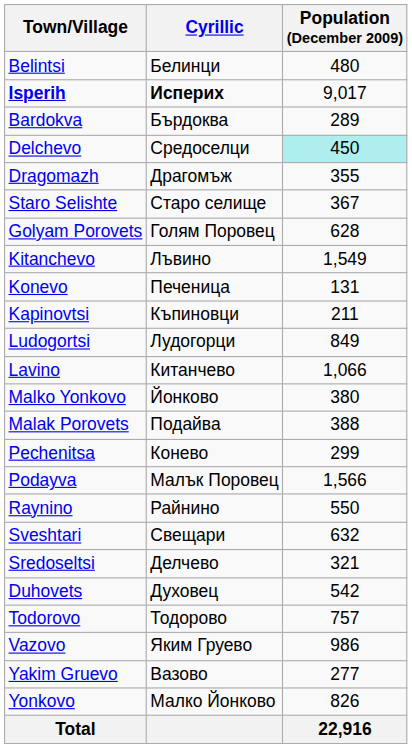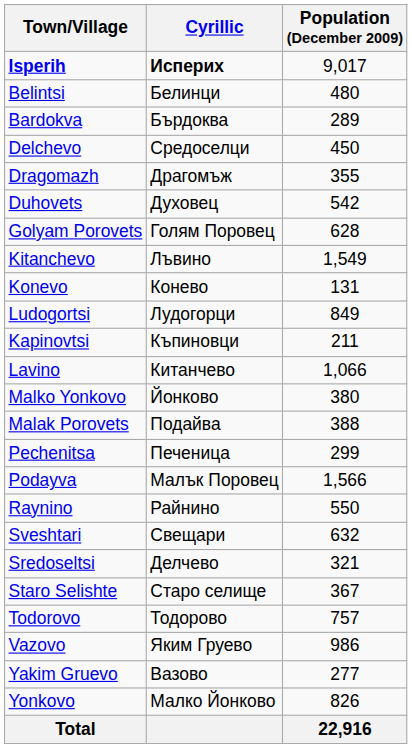rows swapped: (37, 93) <-> (37, 65)
(345, 148) paleturquoise background -> (345, 148) no background
rows swapped: (45, 591) <-> (63, 203)
(190, 286) Печеница -> (179, 286) Конево
rows swapped: (49, 314) <-> (49, 342)
(179, 452) Конево -> (190, 452) Печеница
